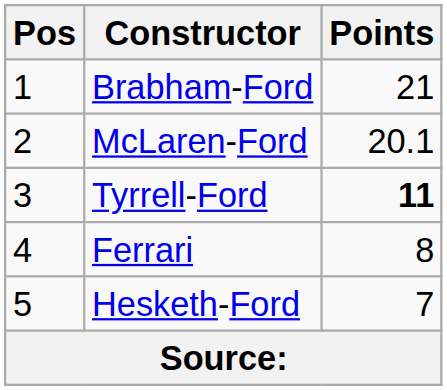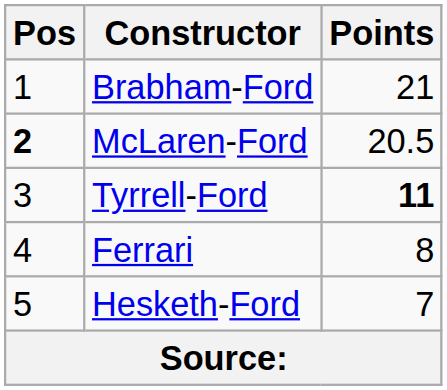(23, 141) normal -> (23, 141) bold
(401, 141) 20.1 -> (401, 141) 20.5
